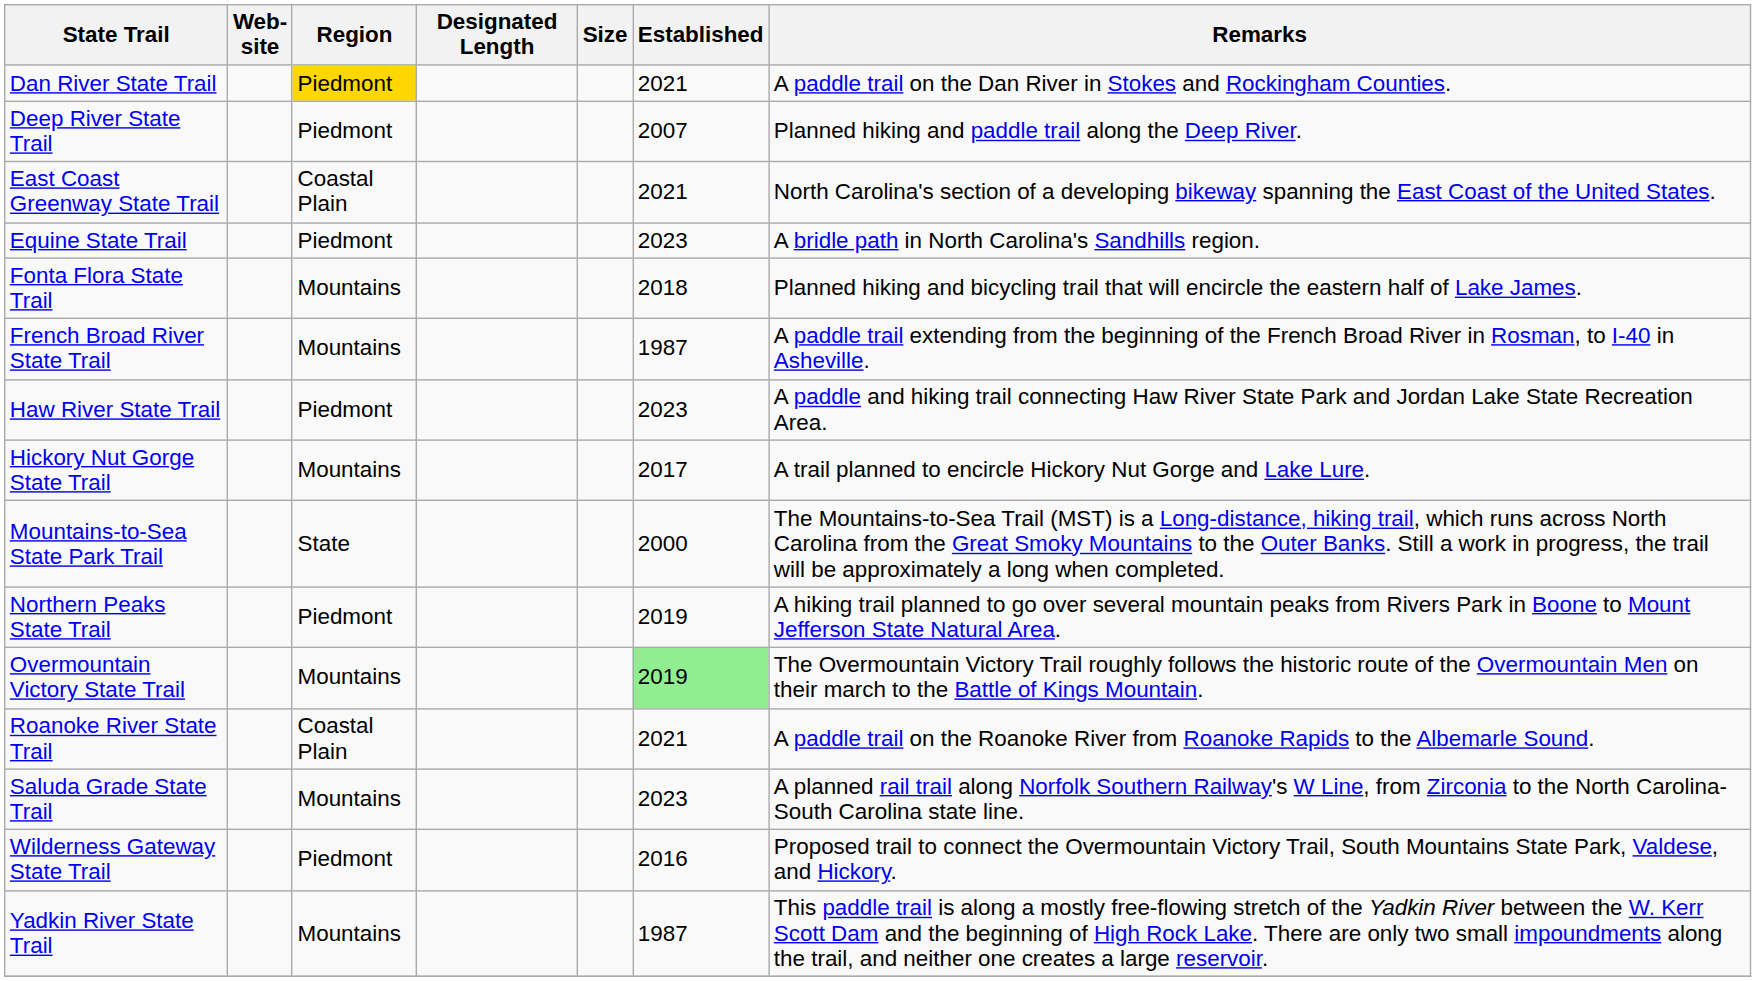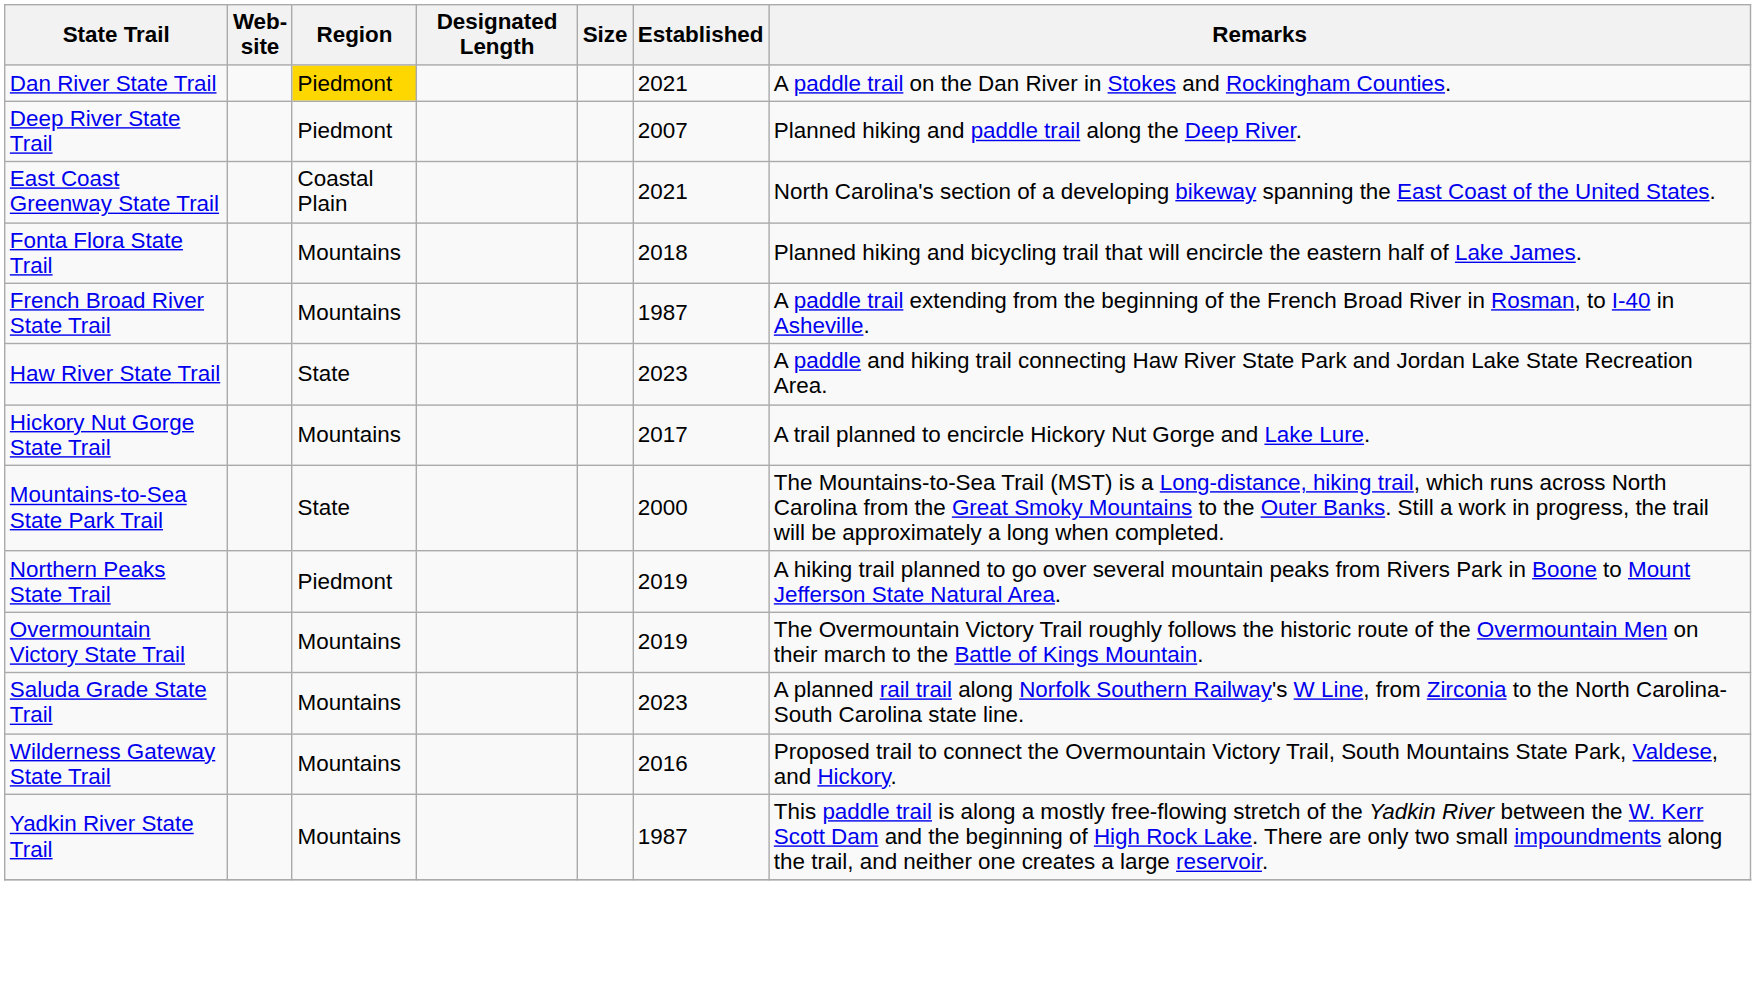- row: (98, 239)
(345, 409) Piedmont -> (324, 374) State
(663, 677) lightgreen background -> (663, 642) no background
- row: (113, 738)
(345, 859) Piedmont -> (349, 763) Mountains
